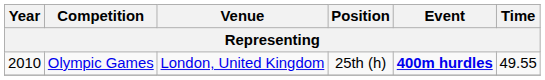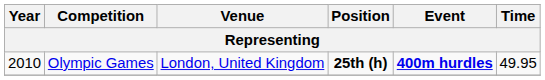(361, 63) normal -> (361, 63) bold
(518, 63) 49.55 -> (518, 63) 49.95
